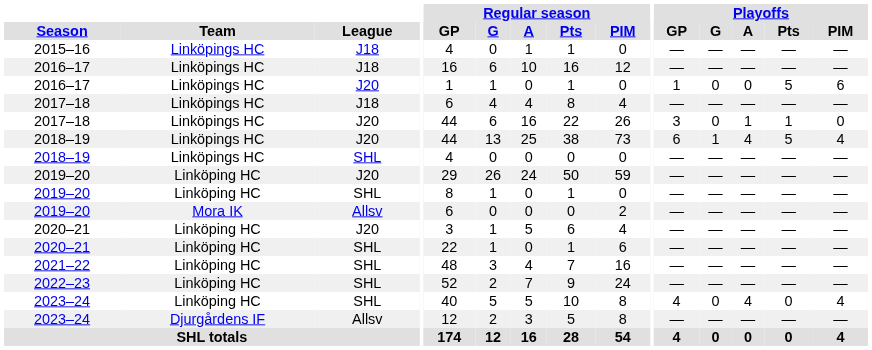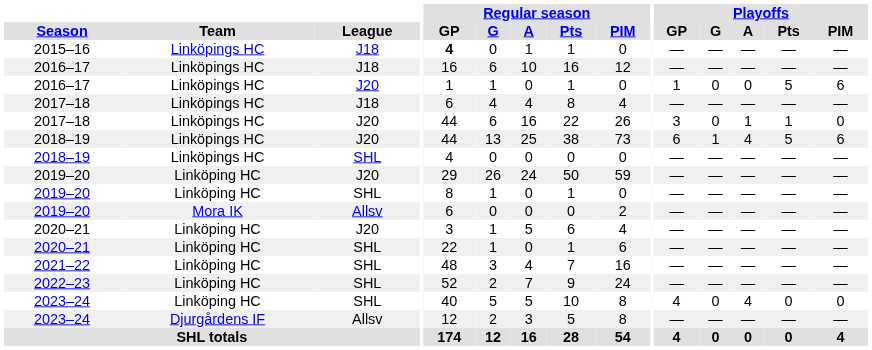(449, 49) normal -> (449, 49) bold
(840, 139) 4 -> (840, 139) 6
(840, 301) 4 -> (840, 301) 0
